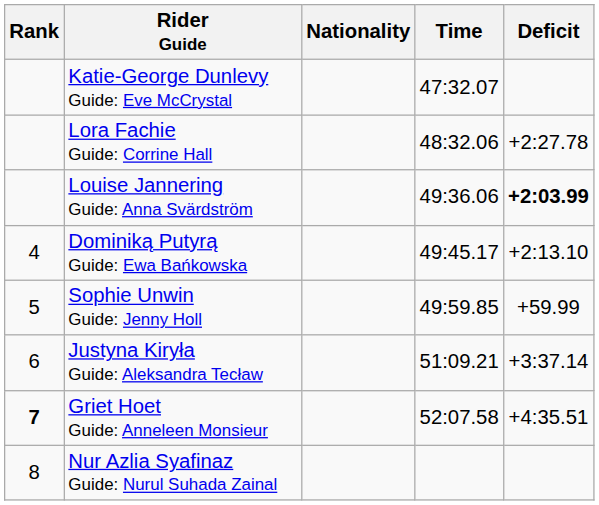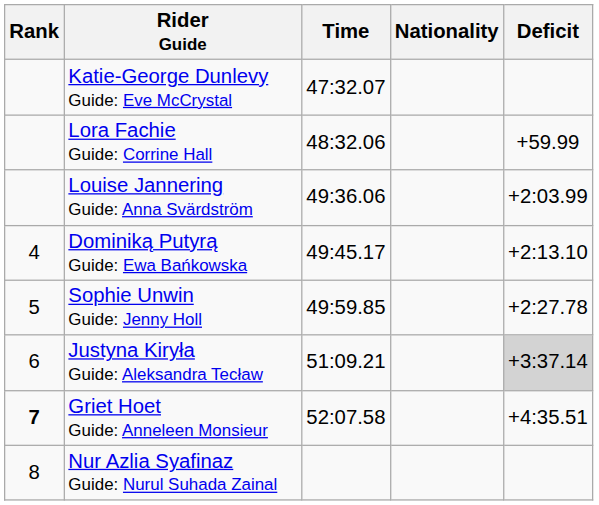columns swapped: (358, 32) <-> (459, 32)
(548, 142) +2:27.78 -> (548, 142) +59.99
(548, 197) bold -> (548, 197) normal
(548, 307) +59.99 -> (548, 307) +2:27.78
(548, 362) no background -> (548, 362) lightgrey background
